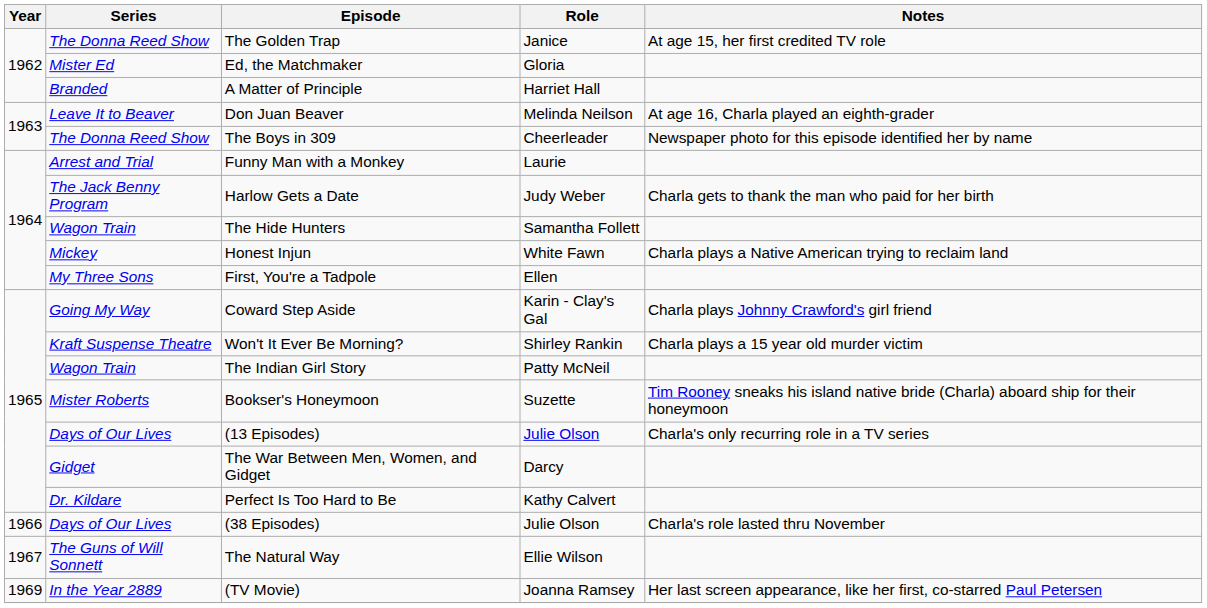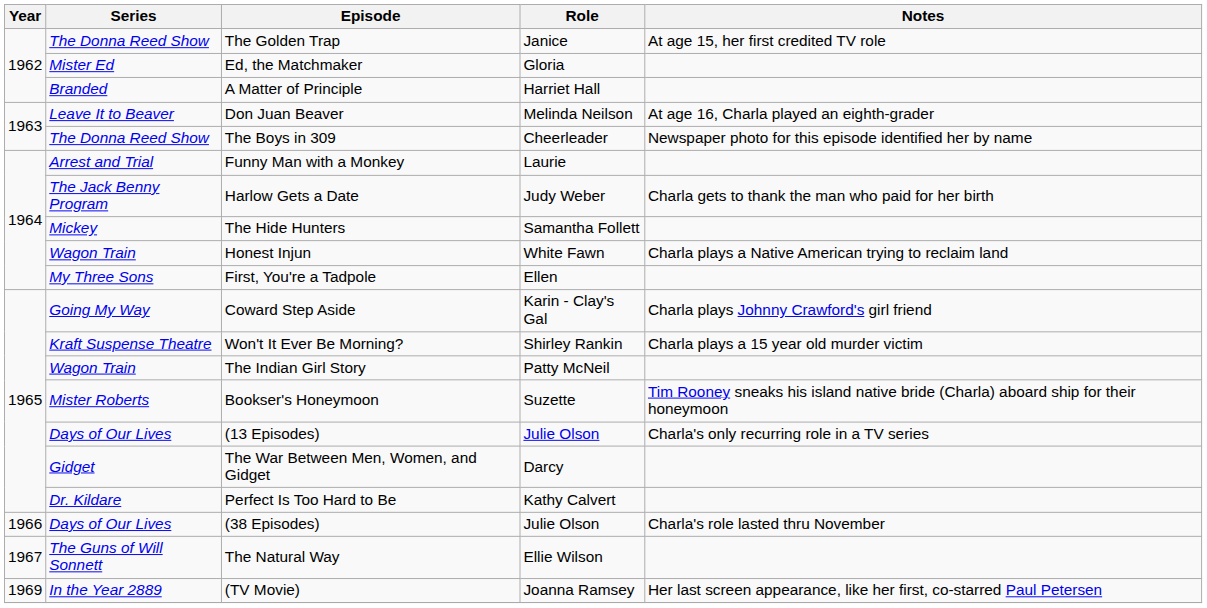(93, 228) Wagon Train -> (73, 228) Mickey
(73, 253) Mickey -> (93, 253) Wagon Train
